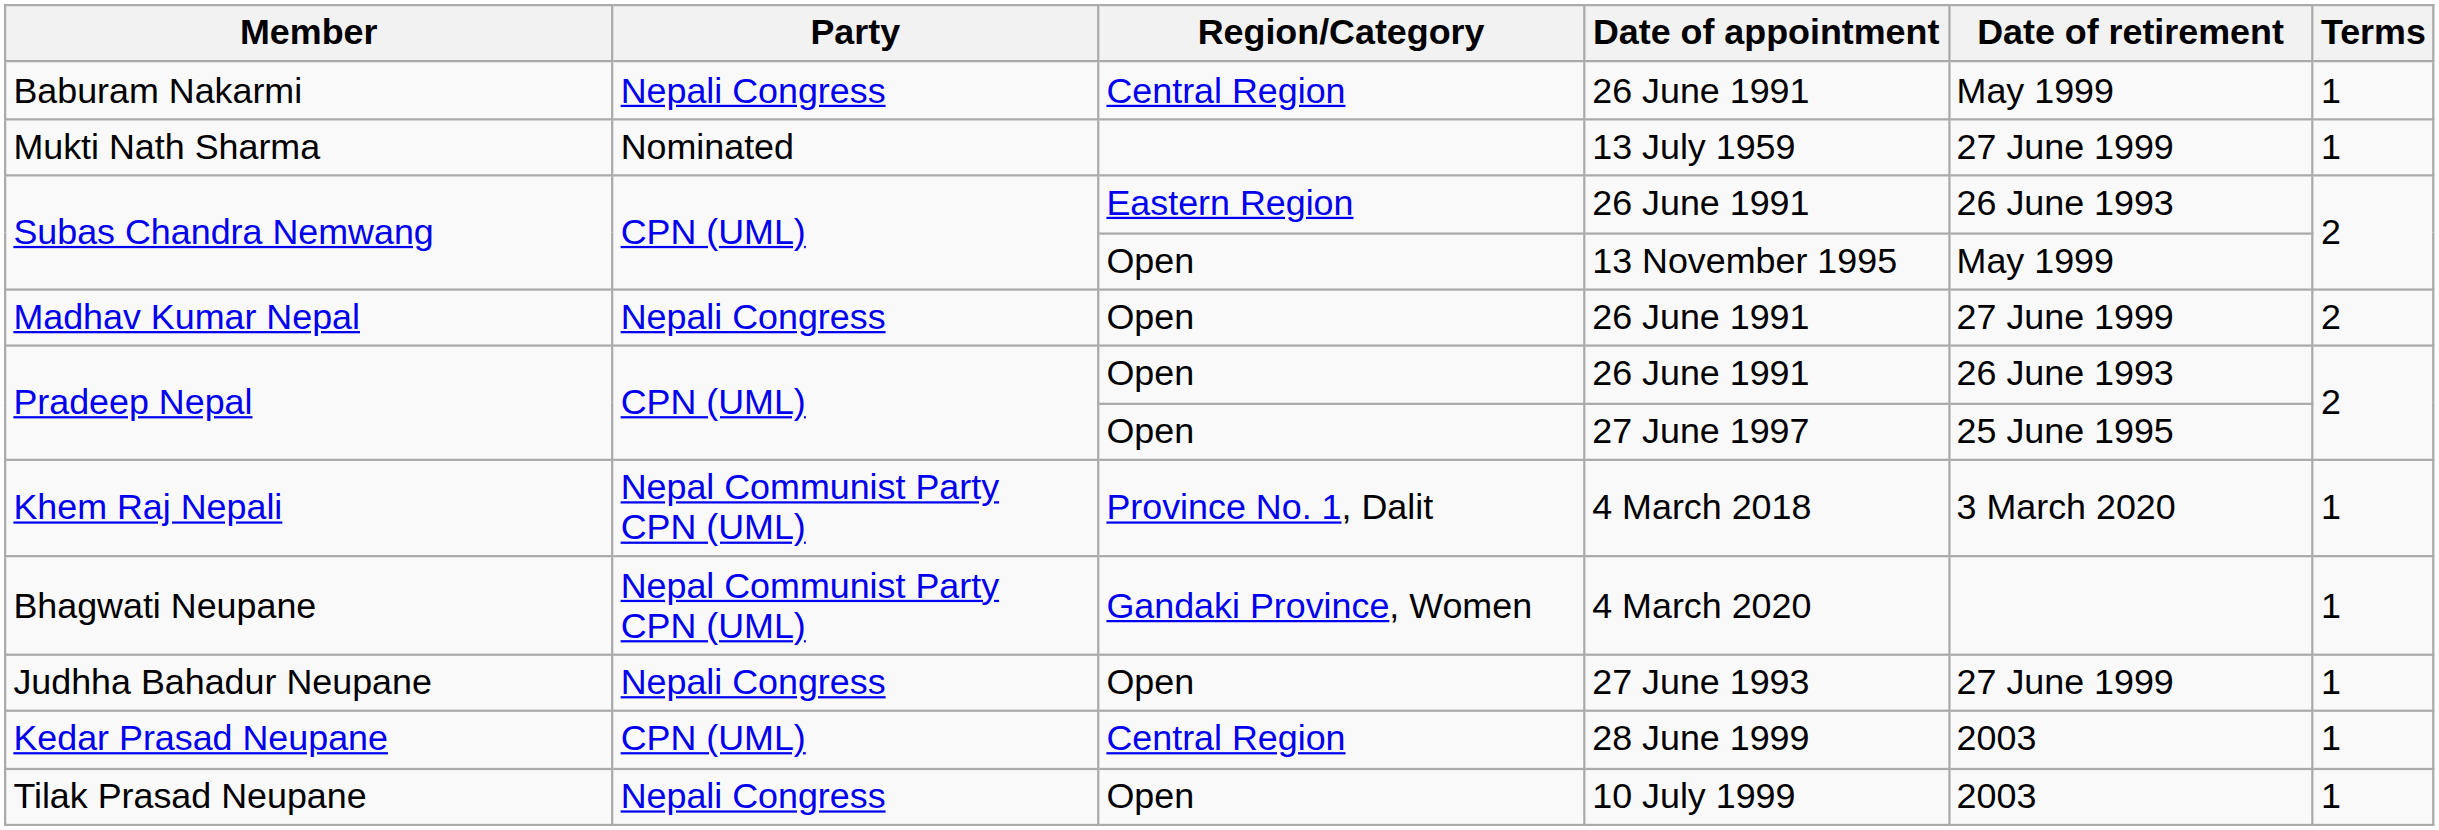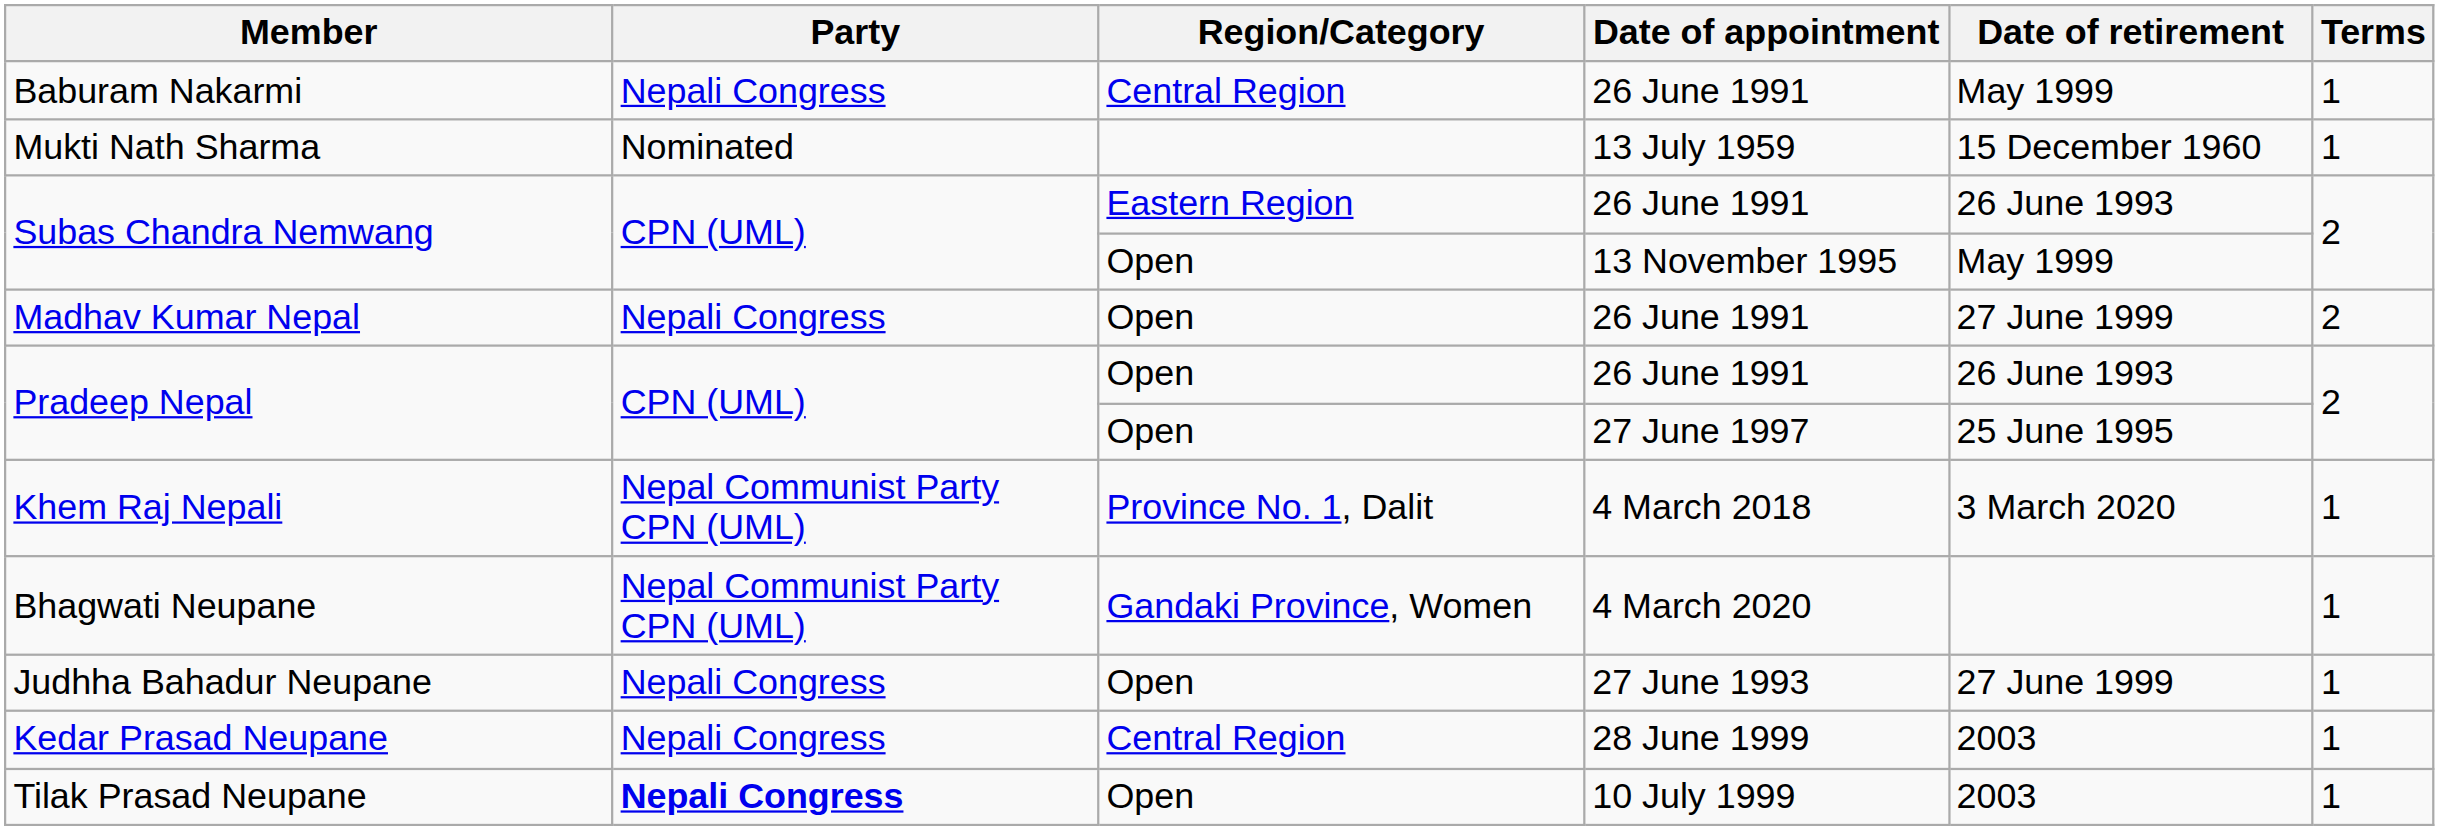(2065, 146) 27 June 1999 -> (2109, 146) 15 December 1960
(713, 738) CPN (UML) -> (753, 738) Nepali Congress
(753, 795) normal -> (762, 795) bold
